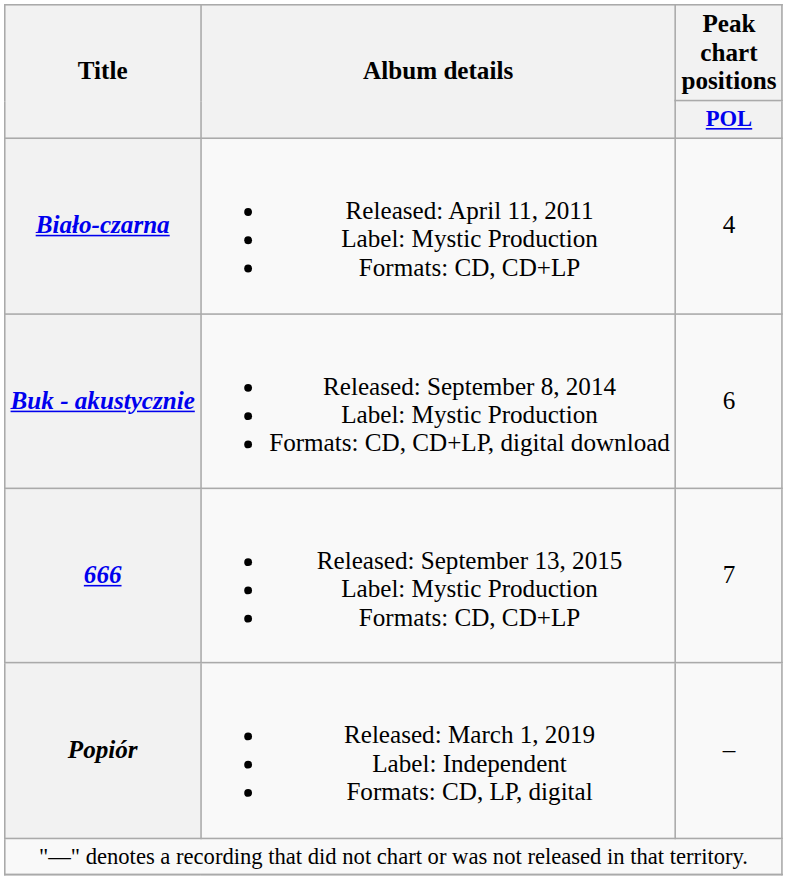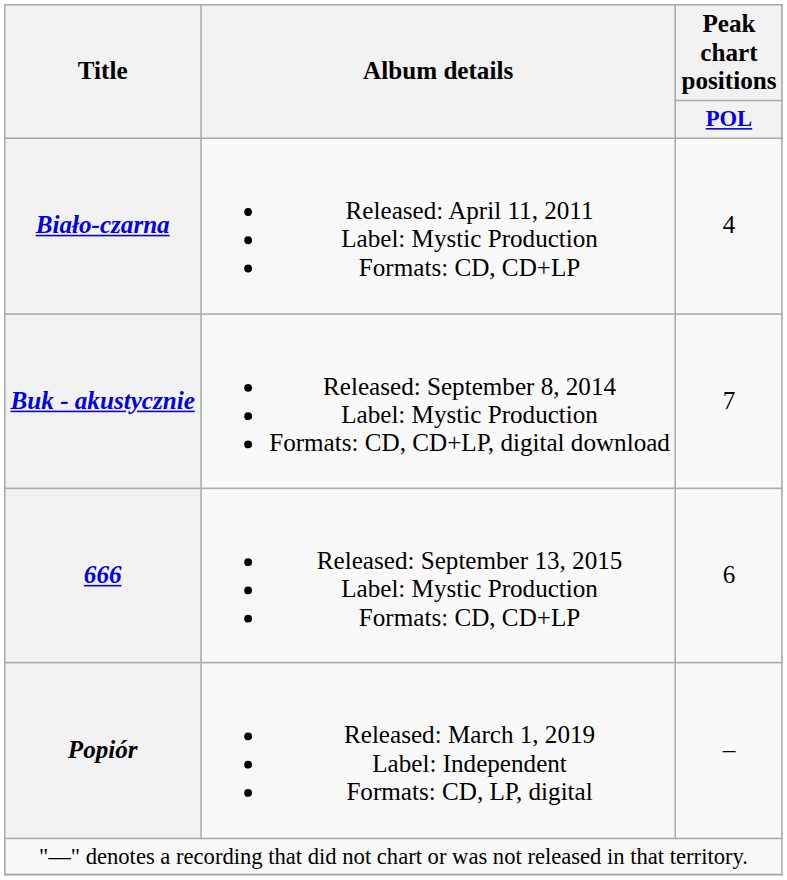(729, 400) 6 -> (729, 400) 7
(729, 575) 7 -> (729, 575) 6
